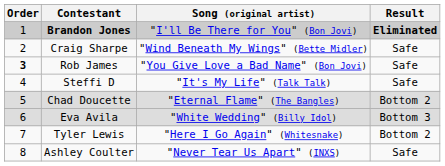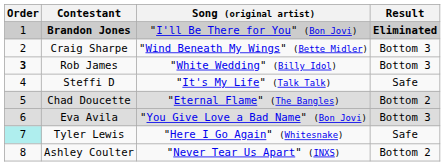(405, 48) Safe -> (405, 48) Bottom 3
(253, 65) "You Give Love a Bad Name" (Bon Jovi) -> (253, 65) "White Wedding" (Billy Idol)
(405, 65) Safe -> (405, 65) Bottom 3
(253, 117) "White Wedding" (Billy Idol) -> (253, 117) "You Give Love a Bad Name" (Bon Jovi)
(23, 135) no background -> (23, 135) paleturquoise background
(405, 135) Bottom 2 -> (405, 135) Safe
(405, 152) Safe -> (405, 152) Bottom 2
